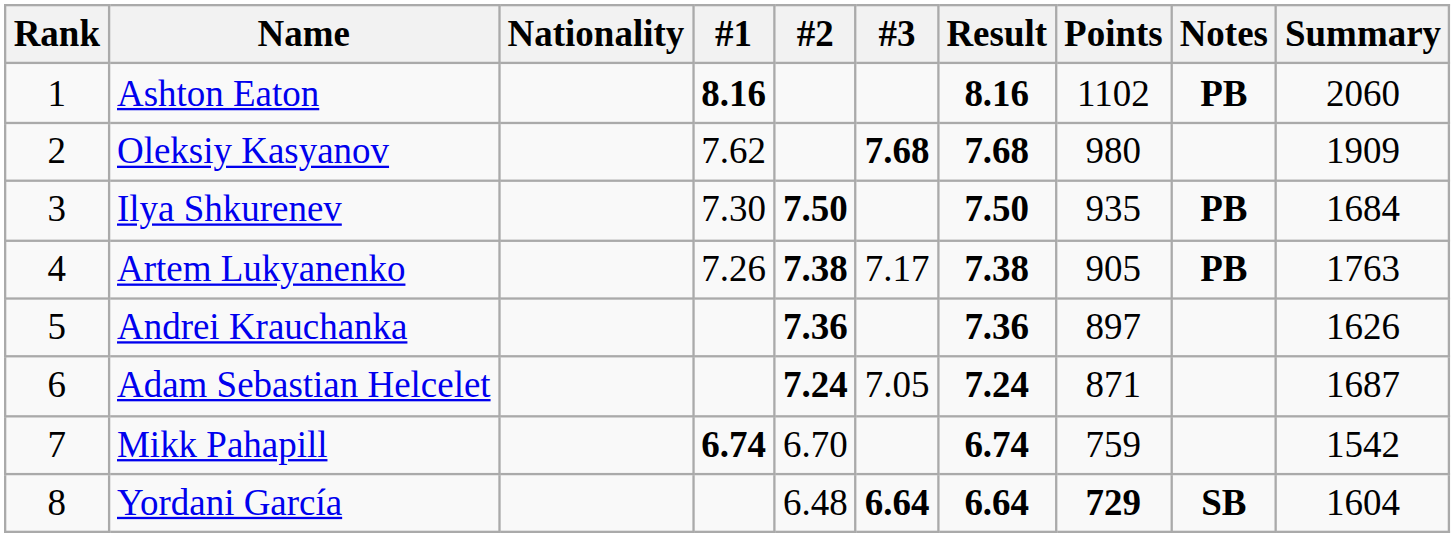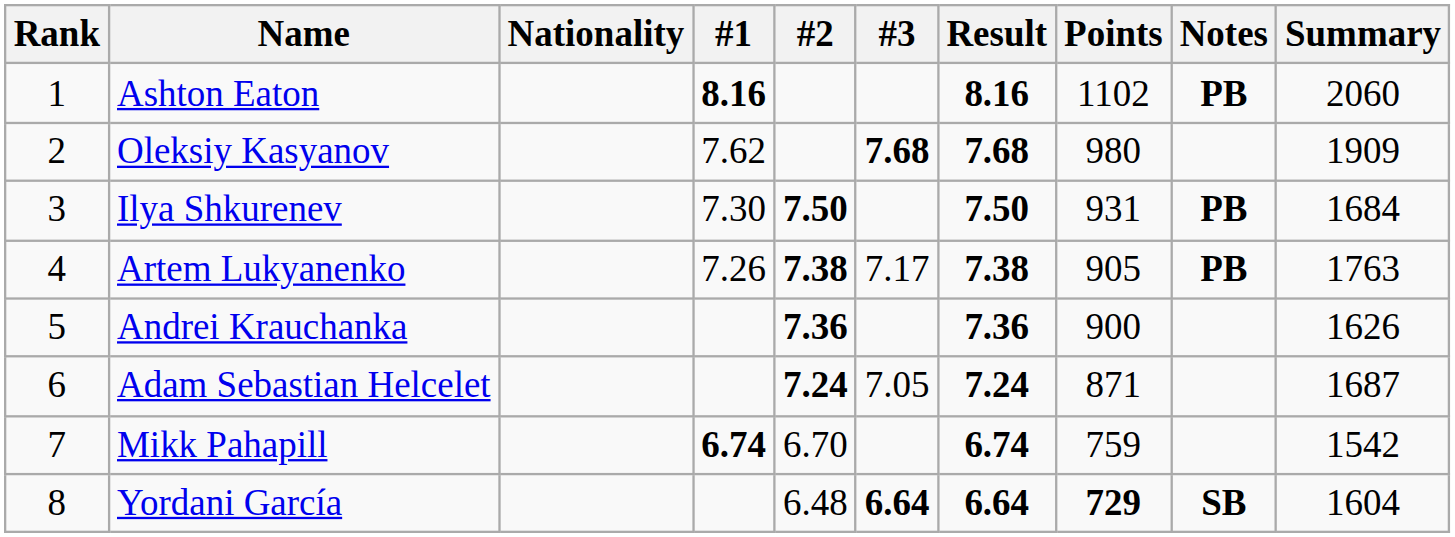(1113, 209) 935 -> (1113, 209) 931
(1113, 326) 897 -> (1113, 326) 900
